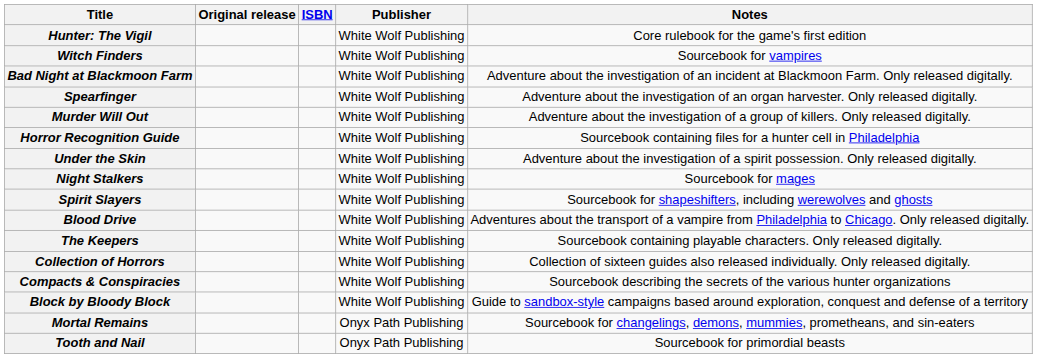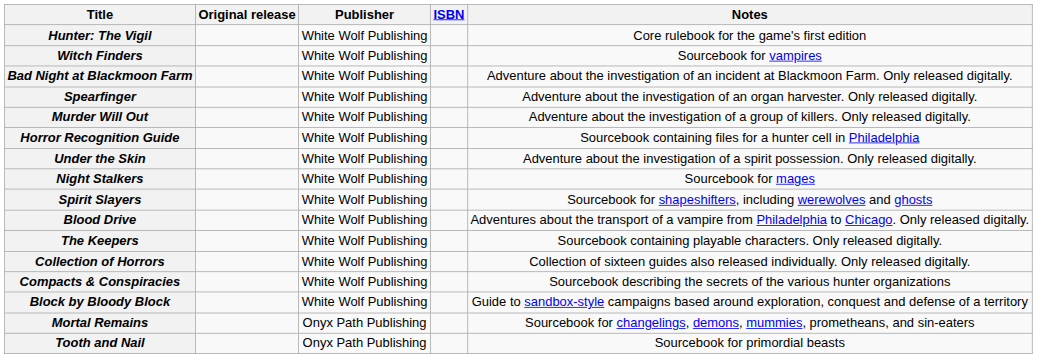columns swapped: (317, 14) <-> (402, 14)
